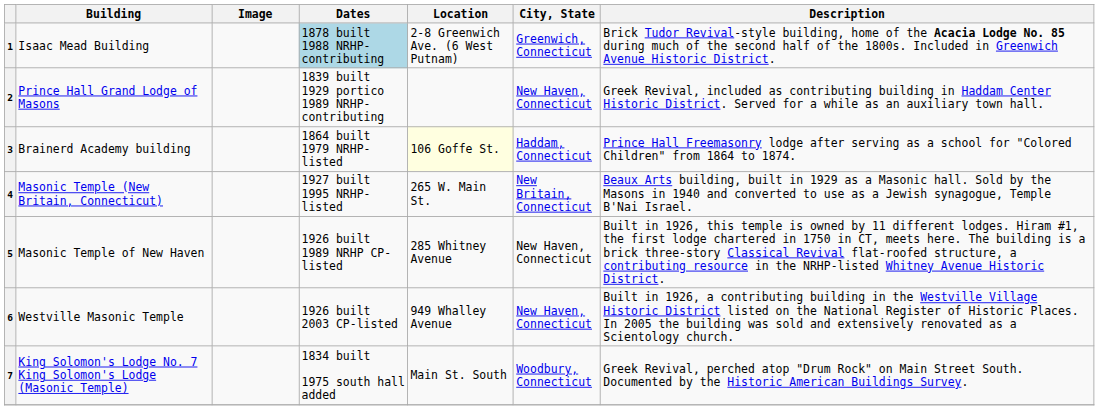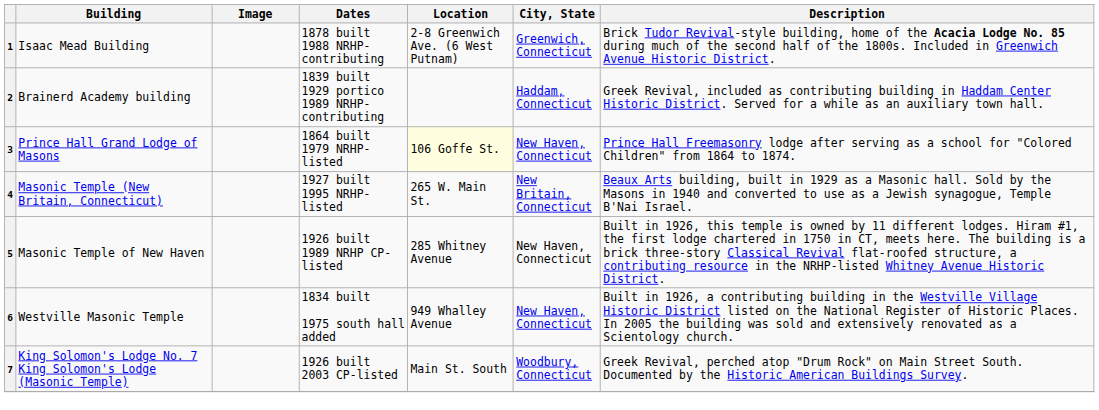(343, 46) lightblue background -> (343, 46) no background
(108, 97) Prince Hall Grand Lodge of Masons -> (104, 97) Brainerd Academy building
(554, 97) New Haven, Connecticut -> (554, 97) Haddam, Connecticut
(104, 149) Brainerd Academy building -> (108, 149) Prince Hall Grand Lodge of Masons
(554, 149) Haddam, Connecticut -> (554, 149) New Haven, Connecticut
(350, 317) 1926 built 2003 CP-listed -> (353, 317) 1834 built 1975 south hall added
(353, 375) 1834 built 1975 south hall added -> (350, 369) 1926 built 2003 CP-listed
